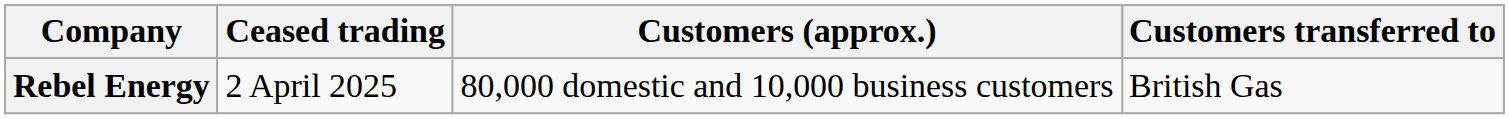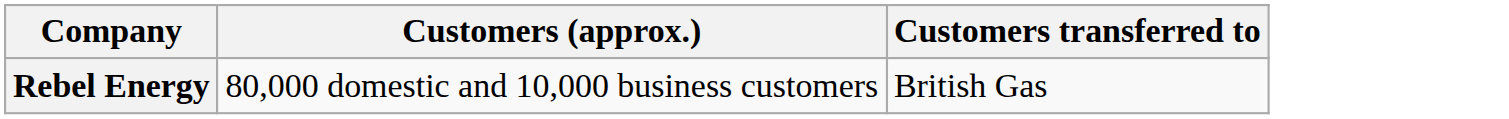- column: (335, 31)
